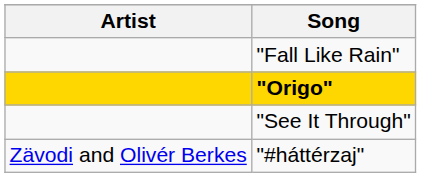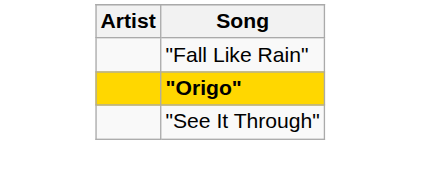- row: (310, 155)
